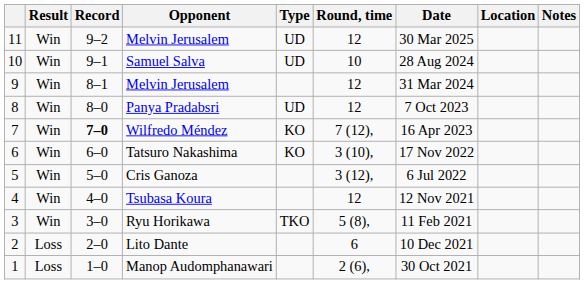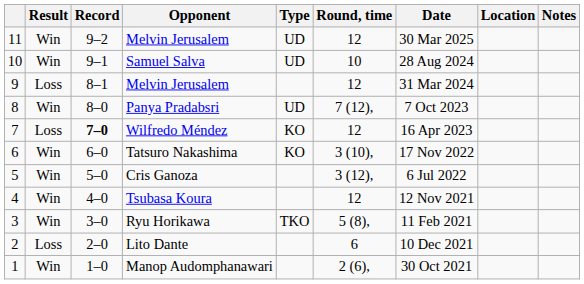(48, 84) Win -> (48, 84) Loss
(354, 107) 12 -> (354, 107) 7 (12),
(48, 130) Win -> (48, 130) Loss
(354, 130) 7 (12), -> (354, 130) 12
(48, 267) Loss -> (48, 267) Win
